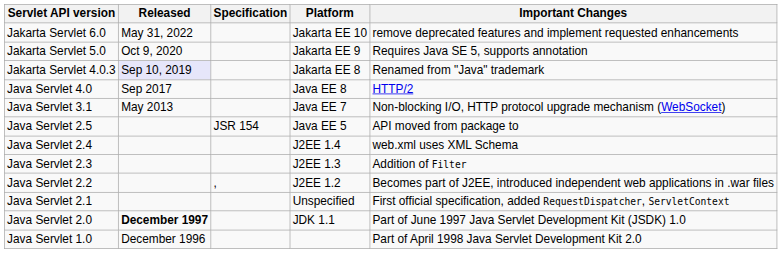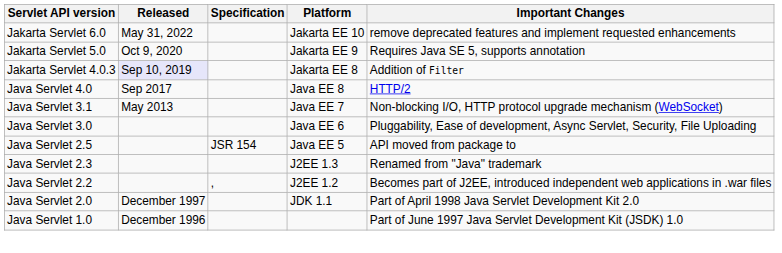(458, 70) Renamed from "Java" trademark -> (417, 70) Addition of Filter
+ row: (50, 126)
- row: (50, 145)
(419, 164) Addition of Filter -> (456, 164) Renamed from "Java" trademark
- row: (50, 201)
(165, 220) bold -> (163, 201) normal
(529, 220) Part of June 1997 Java Servlet Development Kit (JSDK) 1.0 -> (504, 201) Part of April 1998 Java Servlet Development Kit 2.0
(507, 239) Part of April 1998 Java Servlet Development Kit 2.0 -> (526, 220) Part of June 1997 Java Servlet Development Kit (JSDK) 1.0
